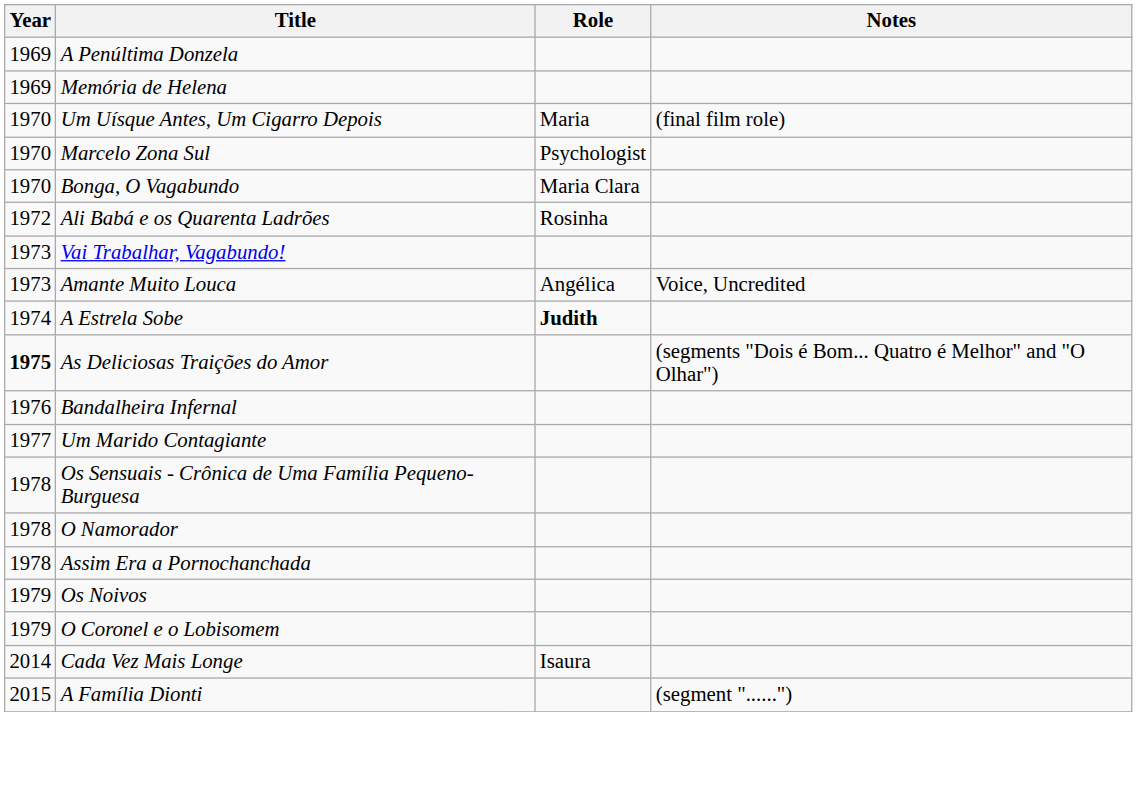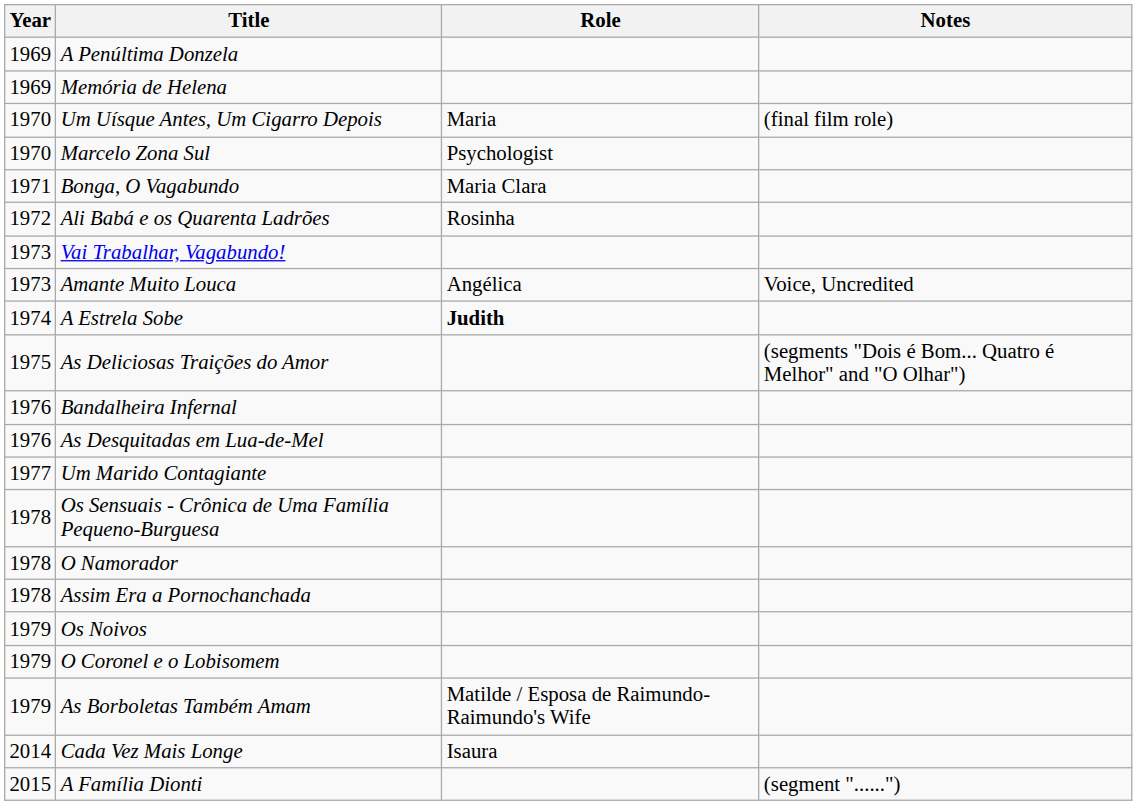(30, 185) 1970 -> (30, 185) 1971
(30, 362) bold -> (30, 362) normal
+ row: (192, 440)
+ row: (186, 706)
